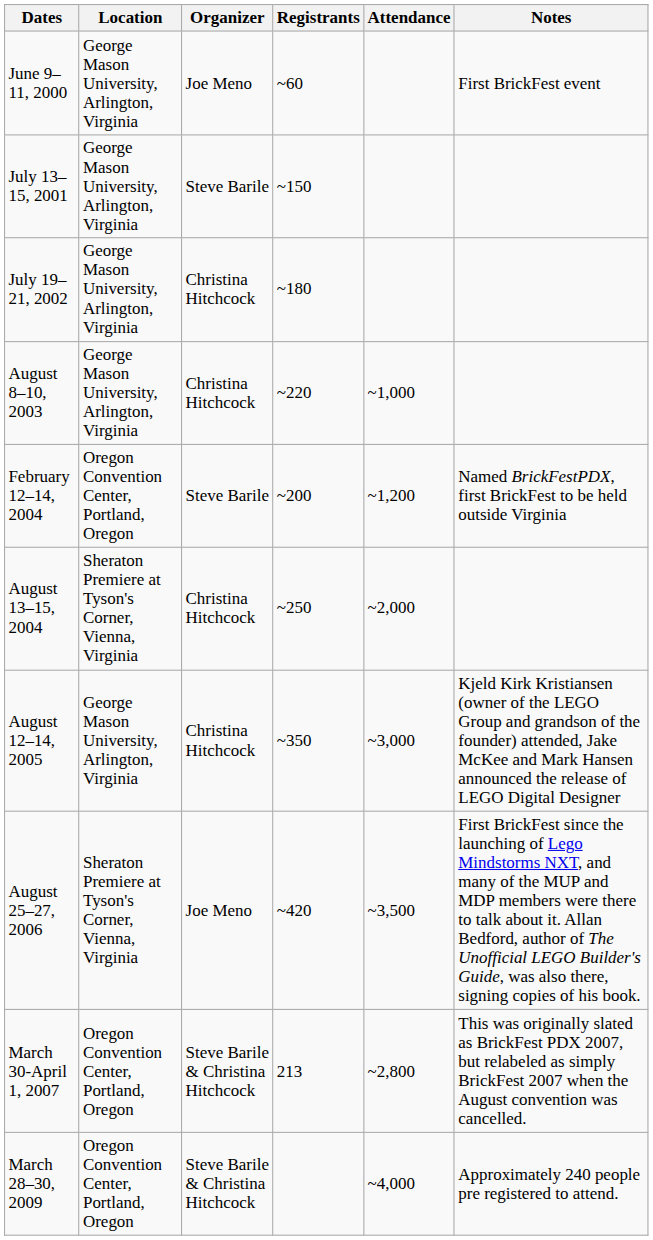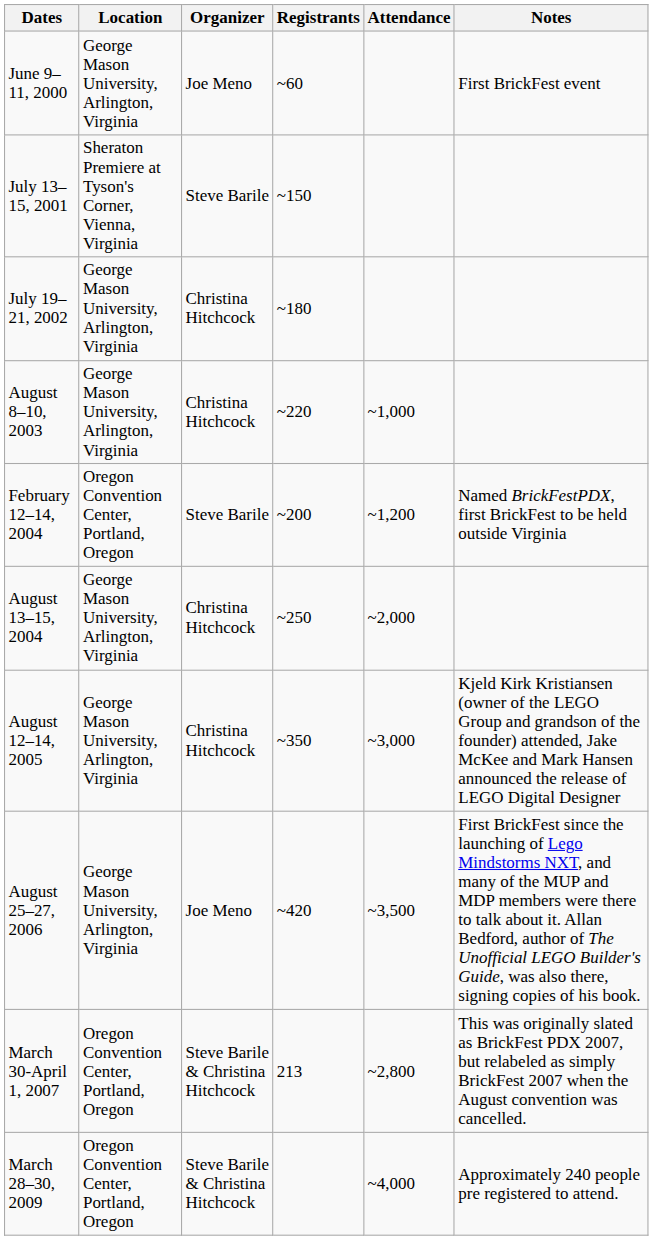(120, 186) George Mason University, Arlington, Virginia -> (122, 195) Sheraton Premiere at Tyson's Corner, Vienna, Virginia
(122, 608) Sheraton Premiere at Tyson's Corner, Vienna, Virginia -> (120, 618) George Mason University, Arlington, Virginia
(122, 910) Sheraton Premiere at Tyson's Corner, Vienna, Virginia -> (120, 910) George Mason University, Arlington, Virginia
